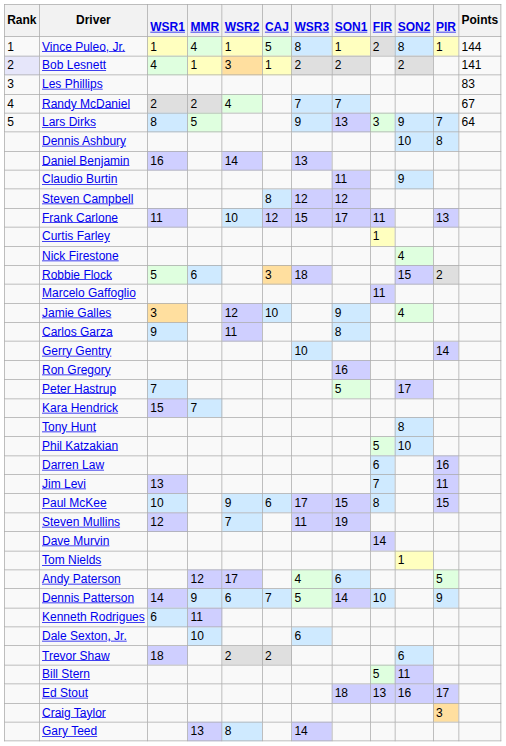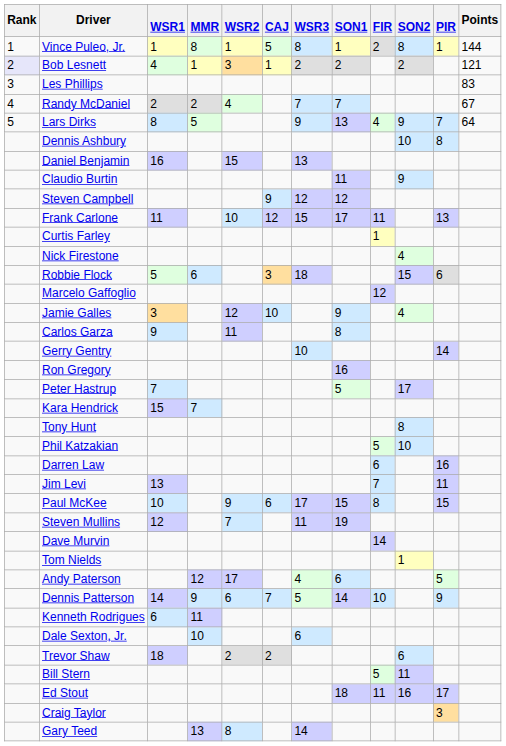(194, 46) 4 -> (194, 46) 8
(471, 65) 141 -> (471, 65) 121
(376, 122) 3 -> (376, 122) 4
(231, 160) 14 -> (231, 160) 15
(268, 198) 8 -> (268, 198) 9
(439, 274) 2 -> (439, 274) 6
(379, 293) 11 -> (380, 293) 12
(380, 693) 13 -> (379, 693) 11
